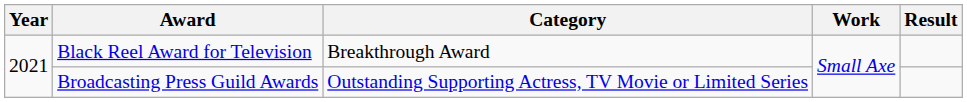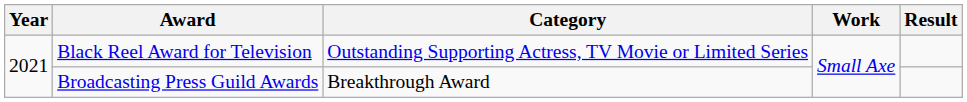(409, 50) Breakthrough Award -> (568, 50) Outstanding Supporting Actress, TV Movie or Limited Series
(568, 81) Outstanding Supporting Actress, TV Movie or Limited Series -> (409, 81) Breakthrough Award
